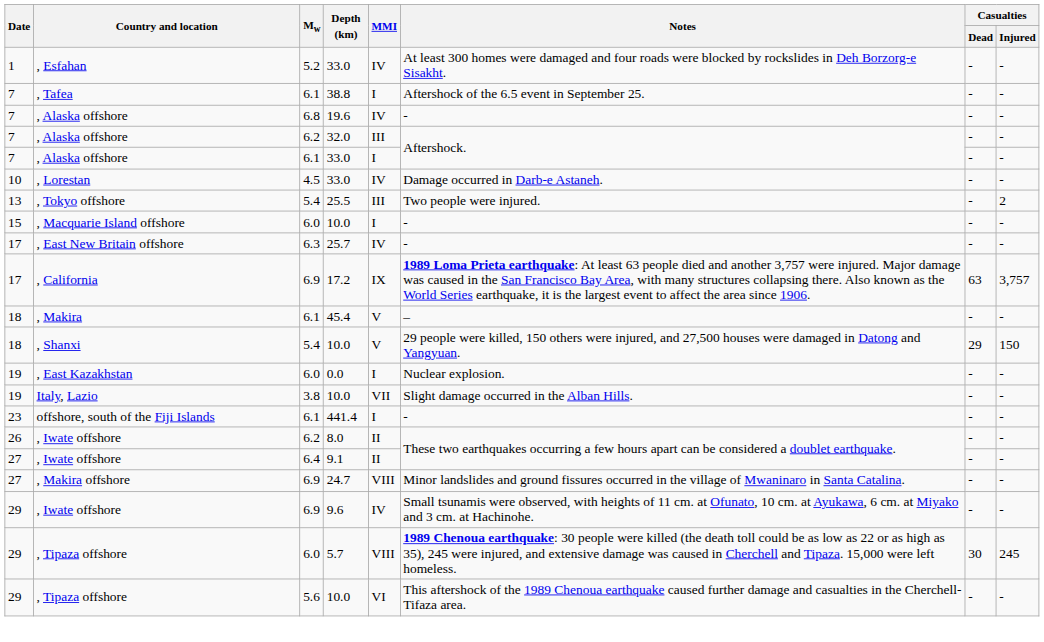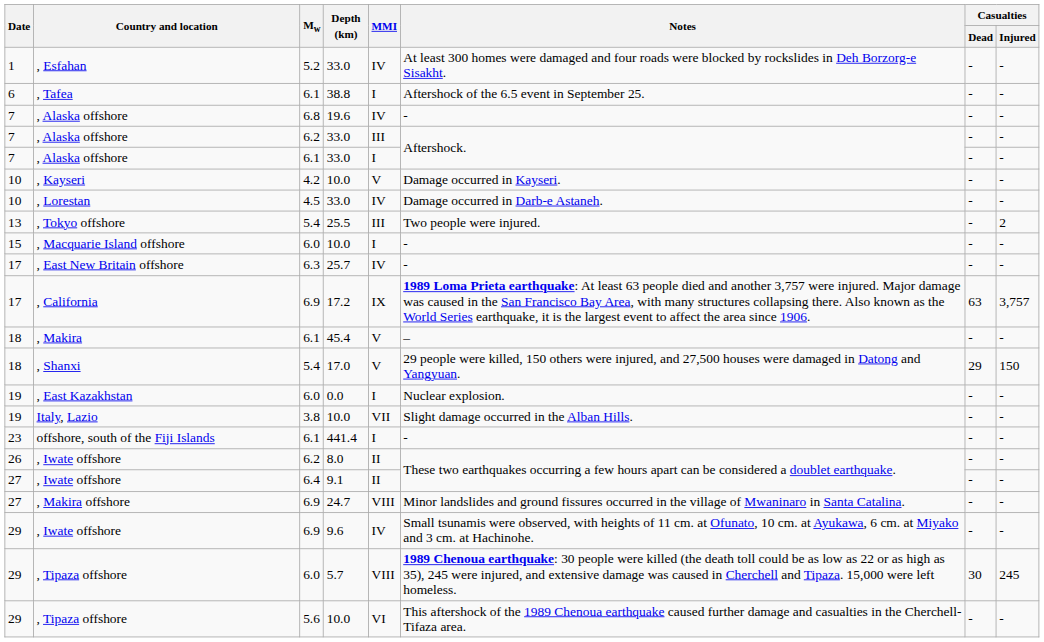(11, 94) 7 -> (11, 94) 6
(338, 136) 32.0 -> (338, 136) 33.0
+ row: (61, 179)
(338, 345) 10.0 -> (338, 366) 17.0
